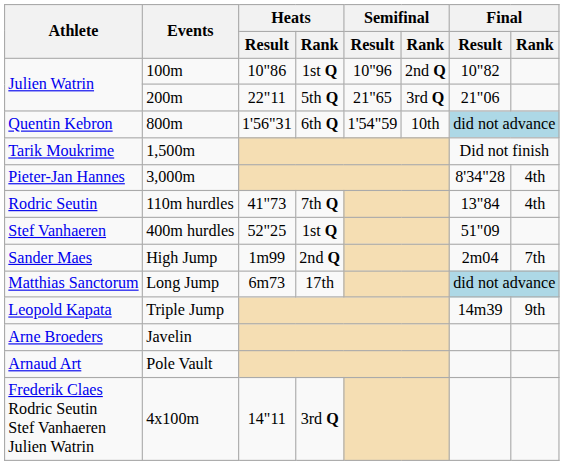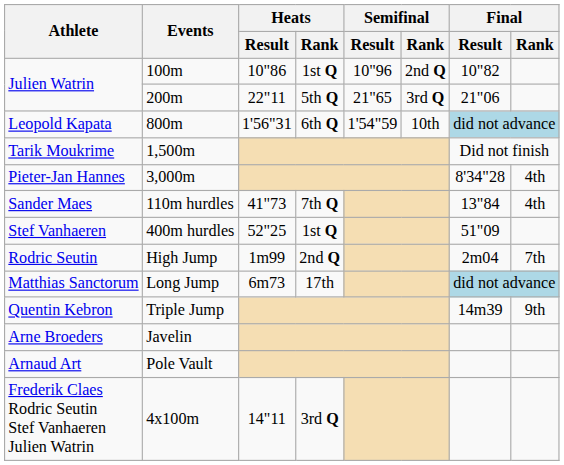(60, 124) Quentin Kebron -> (60, 124) Leopold Kapata
(53, 204) Rodric Seutin -> (50, 204) Sander Maes
(50, 257) Sander Maes -> (53, 257) Rodric Seutin
(60, 310) Leopold Kapata -> (60, 310) Quentin Kebron
